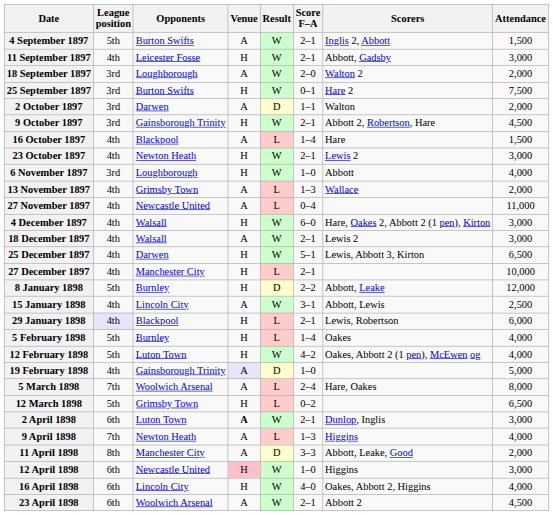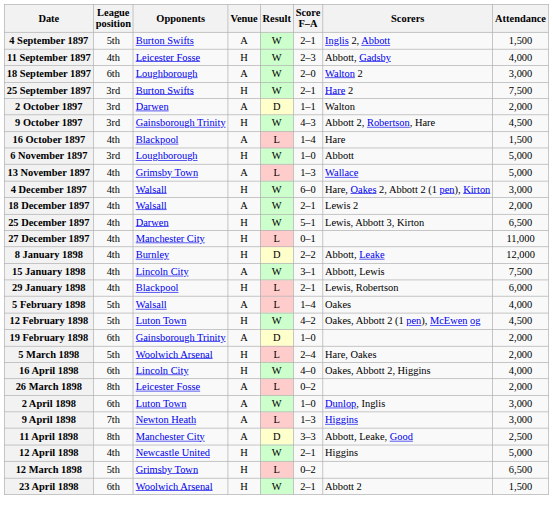(308, 57) 2–1 -> (308, 57) 2–3
(521, 57) 3,000 -> (521, 57) 4,000
(113, 73) 3rd -> (113, 73) 6th
(521, 73) 2,000 -> (521, 73) 3,000
(308, 90) 0–1 -> (308, 90) 2–1
(308, 123) 2–1 -> (308, 123) 4–3
- row: (49, 156)
(521, 172) 4,000 -> (521, 156) 5,000
(521, 189) 2,000 -> (521, 172) 5,000
- row: (49, 205)
(521, 238) 3,000 -> (521, 205) 2,000
(308, 271) 2–1 -> (308, 238) 0–1
(521, 271) 10,000 -> (521, 238) 11,000
(113, 288) 5th -> (113, 255) 4th
(521, 304) 2,500 -> (521, 271) 7,500
(113, 321) lavender background -> (113, 288) no background
(152, 337) Burnley -> (151, 304) Walsall
(244, 337) H -> (244, 304) A
(521, 354) 4,000 -> (521, 321) 4,500
(113, 370) 4th -> (113, 337) 6th
(244, 370) lavender background -> (244, 337) no background
(521, 370) 5,000 -> (521, 337) 2,000
(113, 387) 7th -> (113, 354) 5th
(244, 387) A -> (244, 354) H
(521, 387) 8,000 -> (521, 354) 2,000
rows swapped: (49, 403) <-> (49, 486)
+ row: (49, 387)
(244, 420) bold -> (244, 403) normal
(308, 420) 2–1 -> (308, 403) 1–0
(521, 436) 4,000 -> (521, 420) 3,000
(521, 453) 2,000 -> (521, 436) 2,500
(113, 469) 6th -> (113, 453) 4th
(244, 469) pink background -> (244, 453) no background
(308, 469) 1–0 -> (308, 453) 2–1
(521, 469) 3,000 -> (521, 453) 5,000
(244, 502) A -> (244, 486) H
(521, 502) 4,500 -> (521, 486) 1,500
